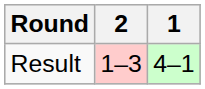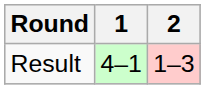columns swapped: (174, 24) <-> (121, 24)
